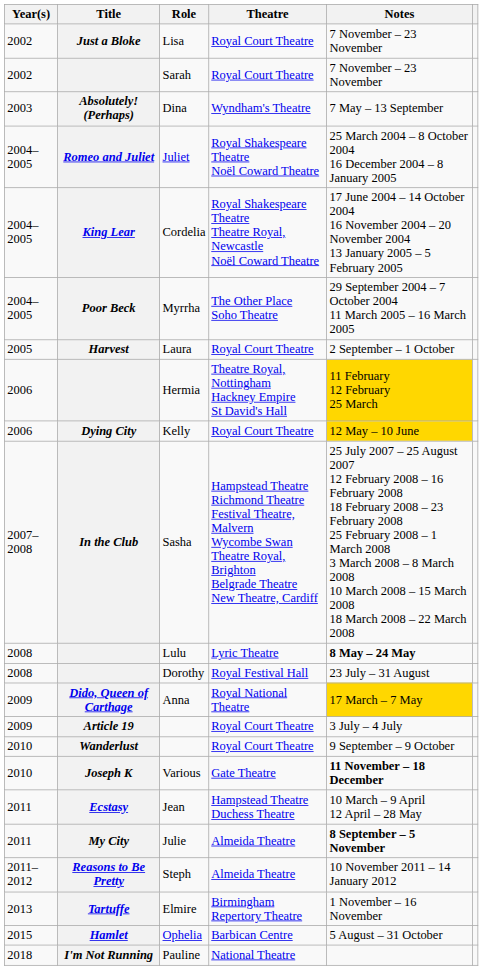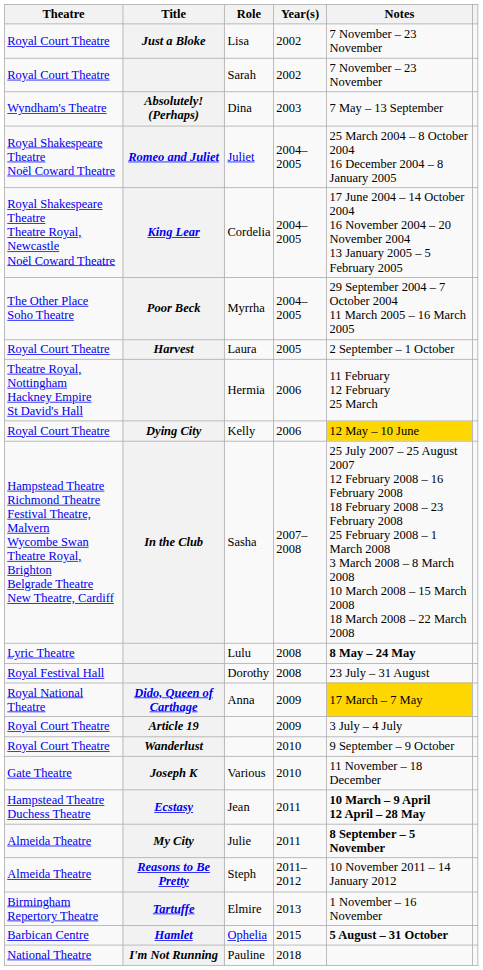columns swapped: (31, 14) <-> (268, 14)
(360, 390) gold background -> (360, 390) no background
(377, 773) bold -> (376, 773) normal
(377, 807) normal -> (380, 807) bold
(386, 935) normal -> (389, 935) bold
